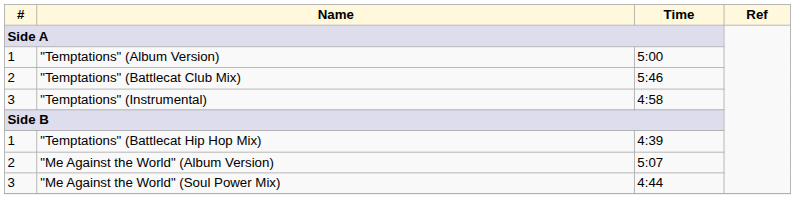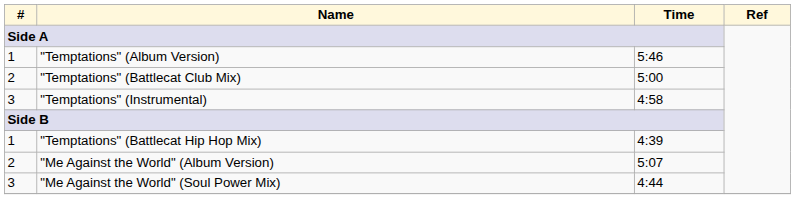(650, 57) 5:00 -> (650, 57) 5:46
(650, 78) 5:46 -> (650, 78) 5:00
